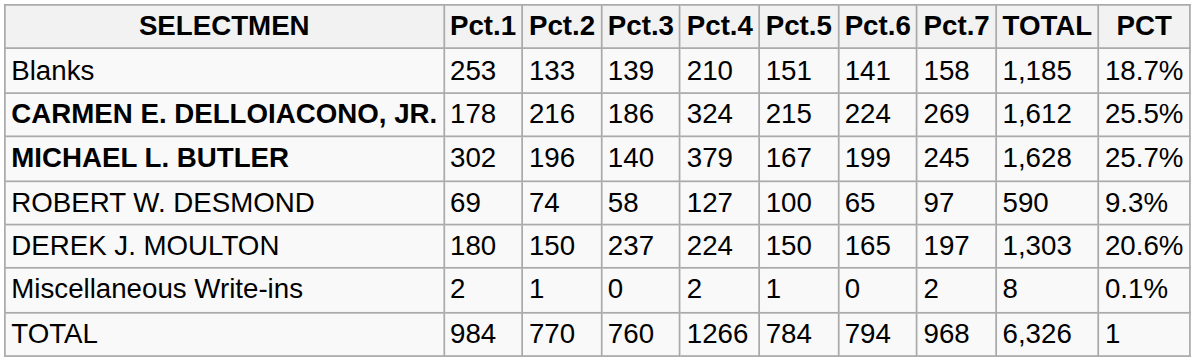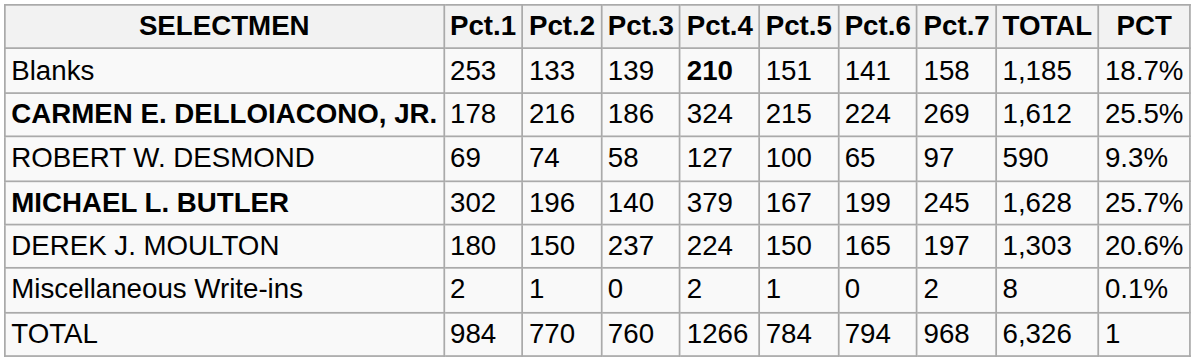(710, 70) normal -> (710, 70) bold
rows swapped: (150, 158) <-> (163, 202)
